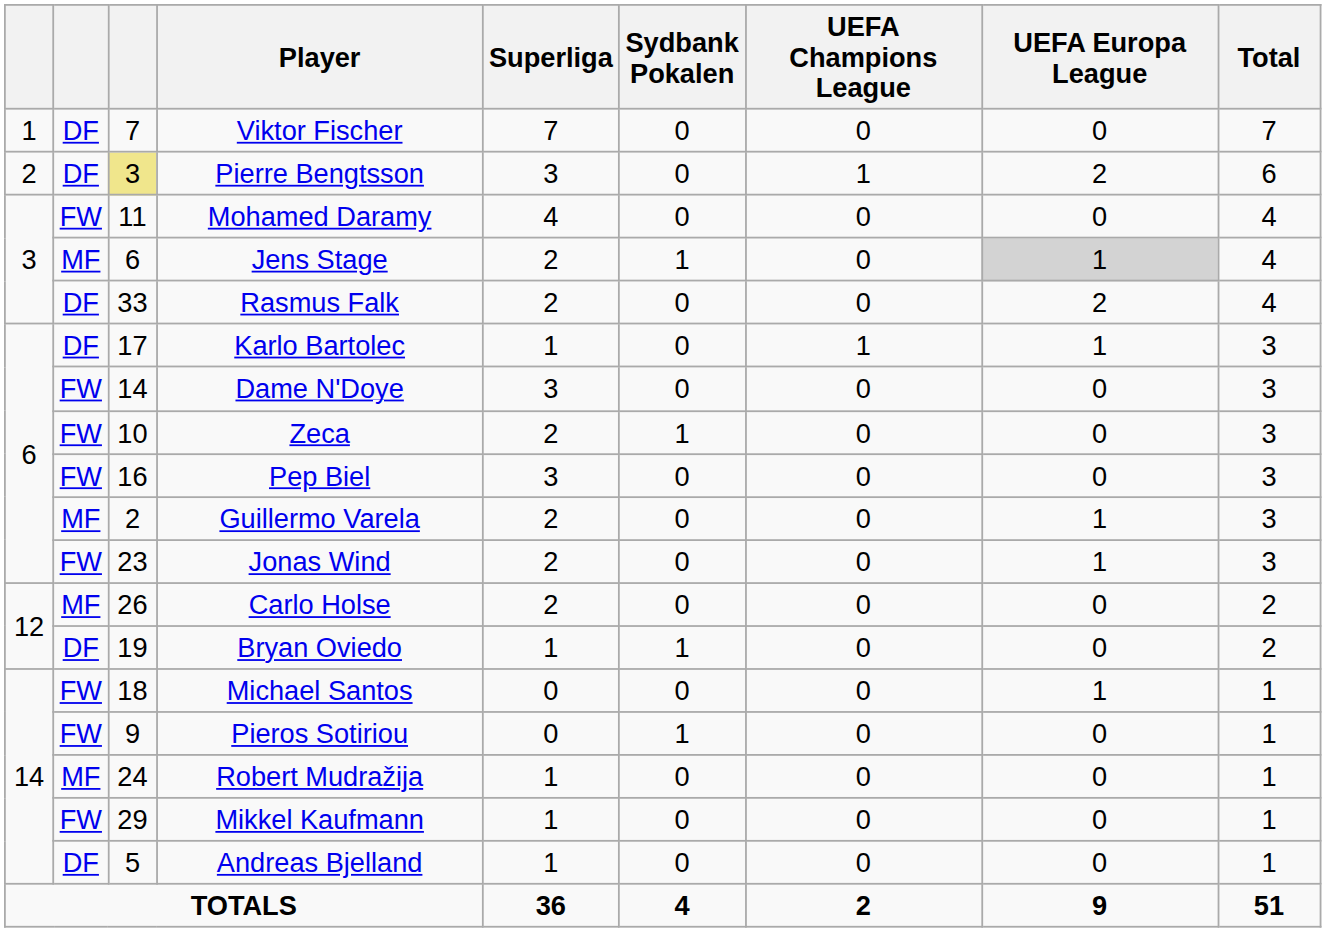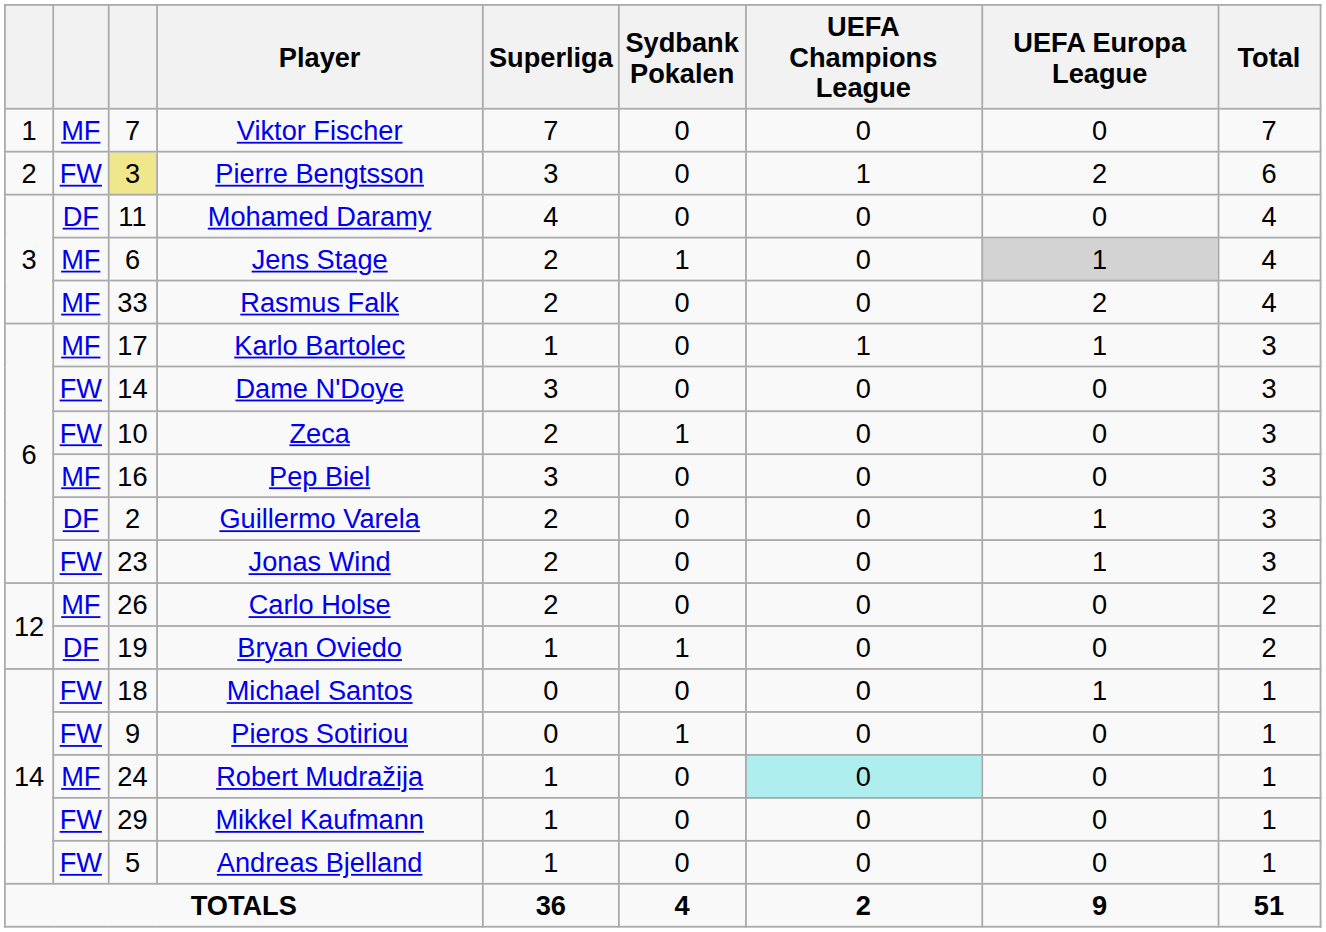(81, 131) DF -> (81, 131) MF
(81, 174) DF -> (81, 174) FW
(81, 217) FW -> (81, 217) DF
(81, 303) DF -> (81, 303) MF
(81, 346) DF -> (81, 346) MF
(81, 475) FW -> (81, 475) MF
(81, 518) MF -> (81, 518) DF
(863, 777) no background -> (863, 777) paleturquoise background
(81, 863) DF -> (81, 863) FW
